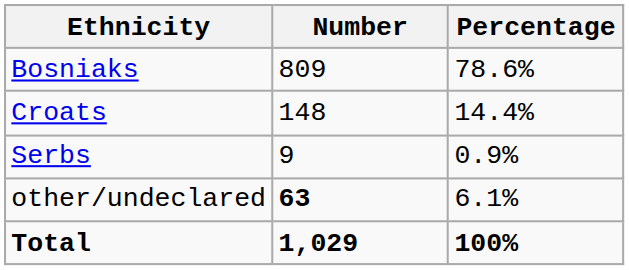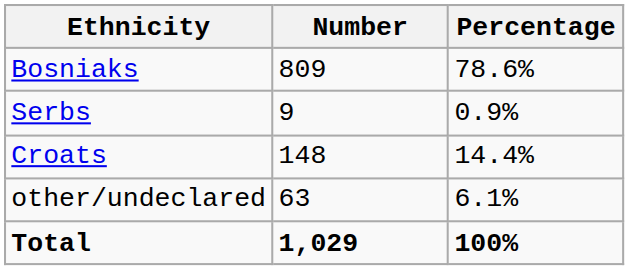rows swapped: (59, 113) <-> (51, 156)
(295, 200) bold -> (295, 200) normal
